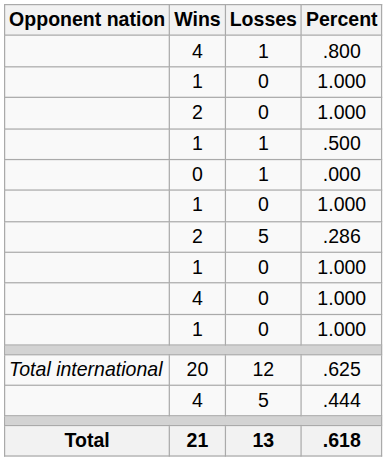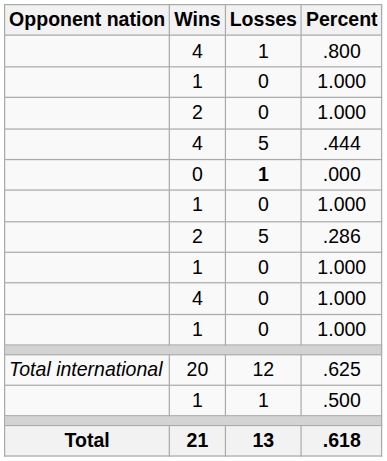rows swapped: (197, 400) <-> (197, 143)
(263, 174) normal -> (263, 174) bold
